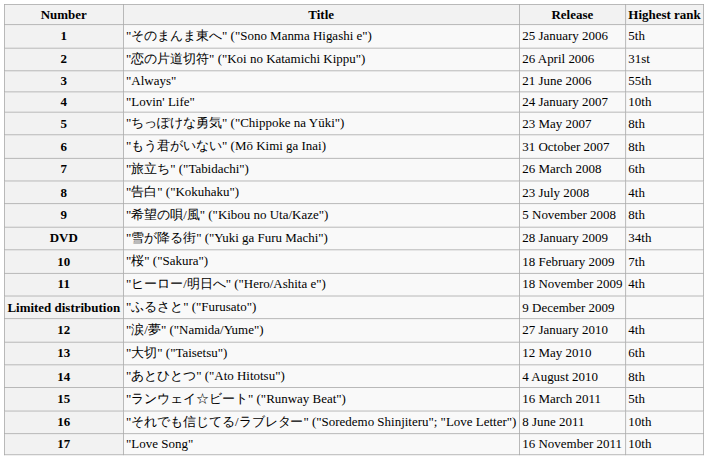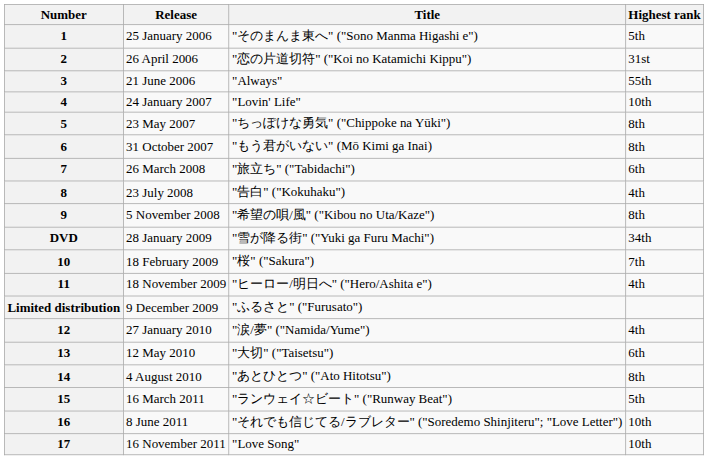columns swapped: (572, 14) <-> (321, 14)
